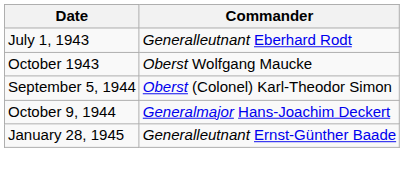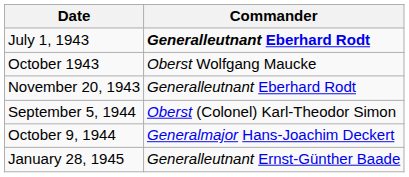(247, 40) normal -> (259, 40) bold
+ row: (74, 87)
